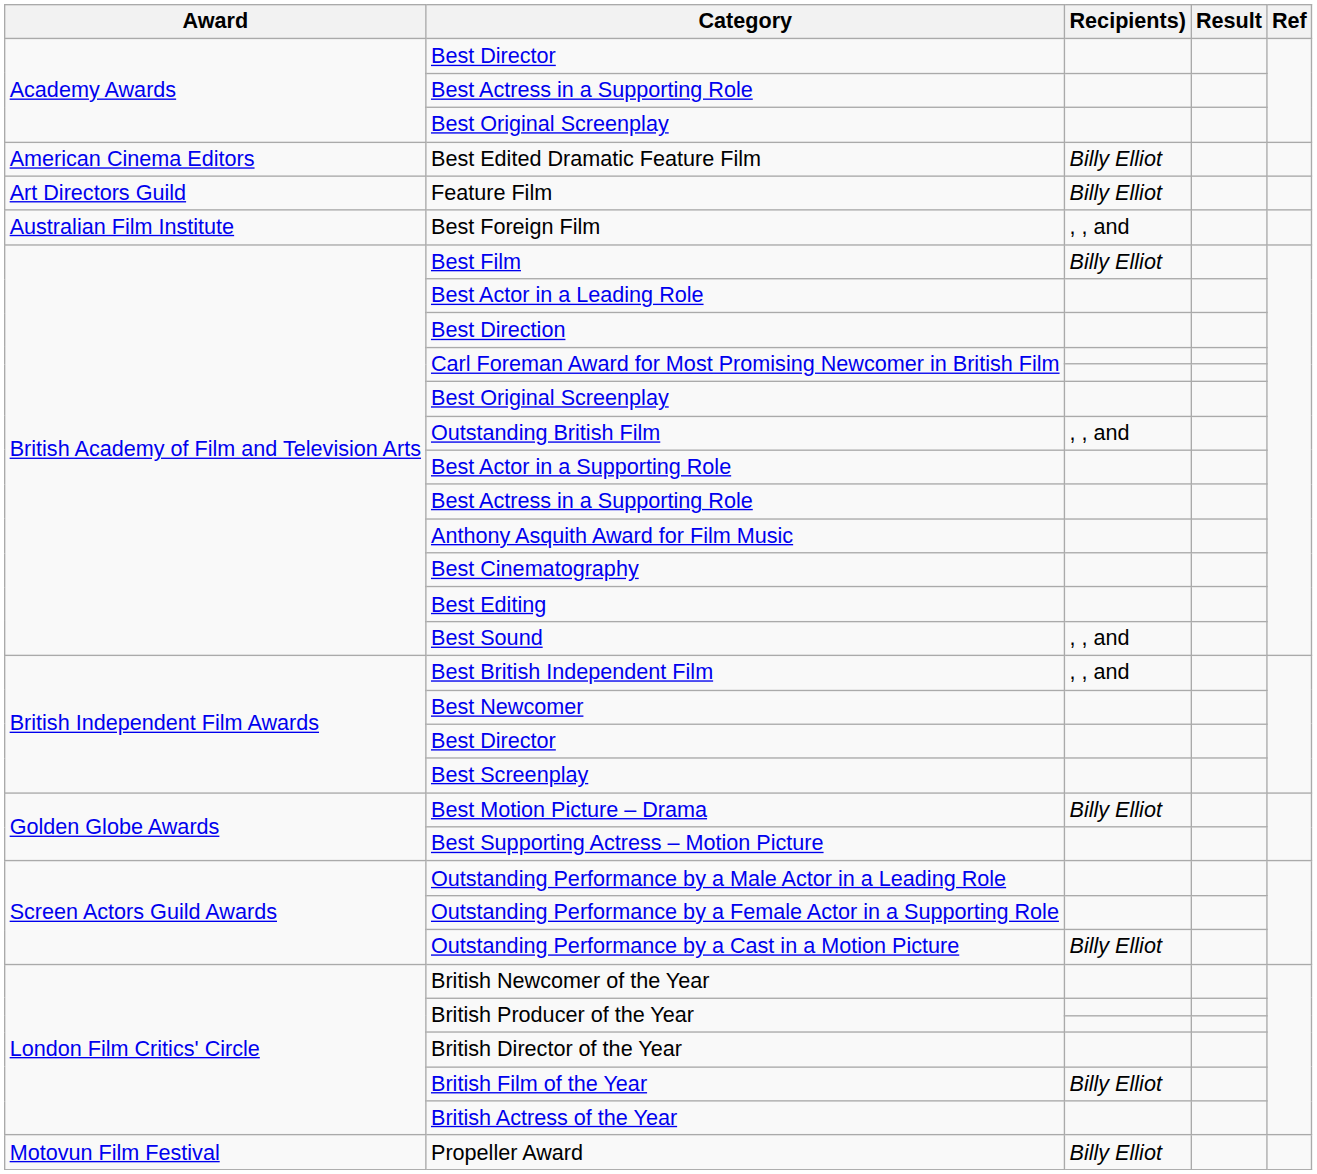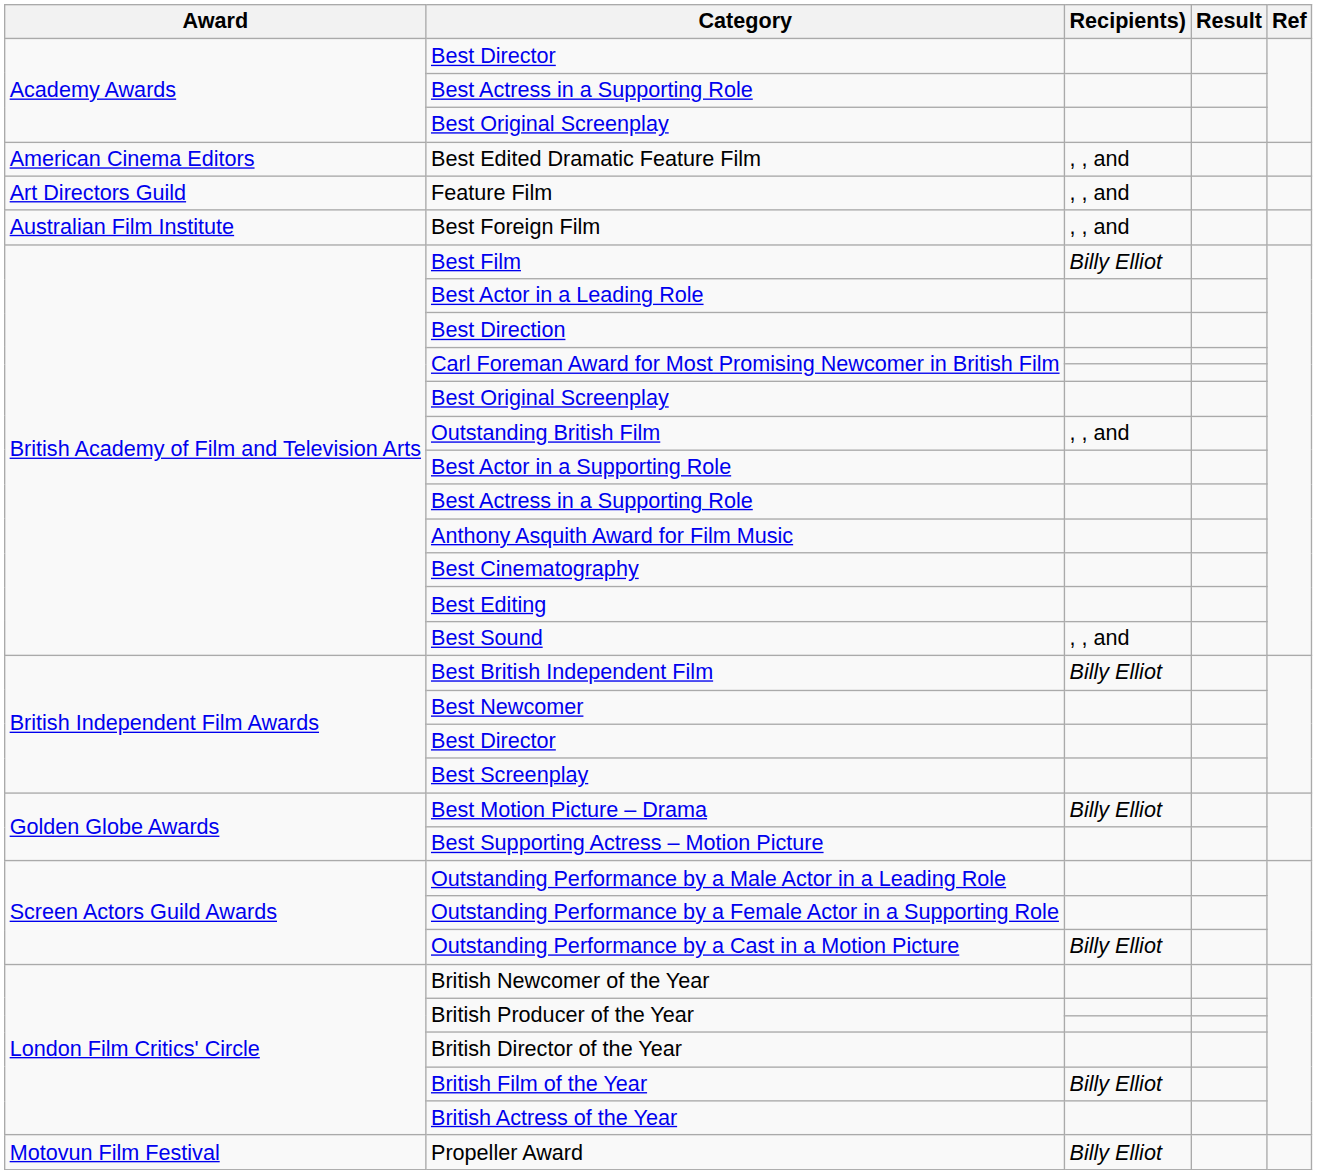(1116, 158) Billy Elliot -> (1100, 158) , , and
(1116, 192) Billy Elliot -> (1100, 192) , , and
(1100, 672) , , and -> (1116, 672) Billy Elliot
